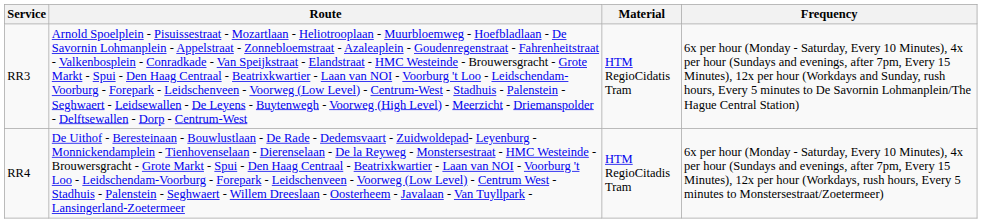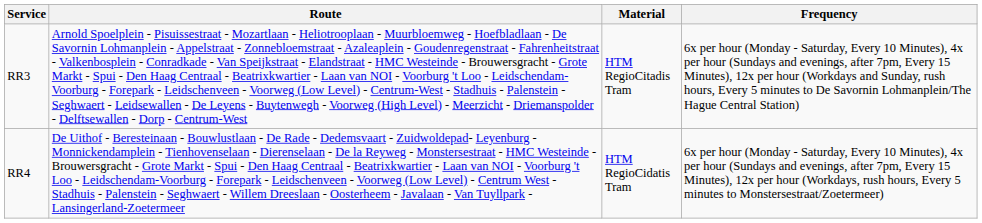(638, 76) HTM RegioCidatis Tram -> (638, 76) HTM RegioCitadis Tram
(638, 173) HTM RegioCitadis Tram -> (638, 173) HTM RegioCidatis Tram
